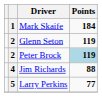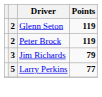- row: (41, 25)
(89, 55) lightblue background -> (89, 40) no background
(13, 69) 4 -> (13, 55) 3
(91, 69) 88 -> (91, 55) 79
